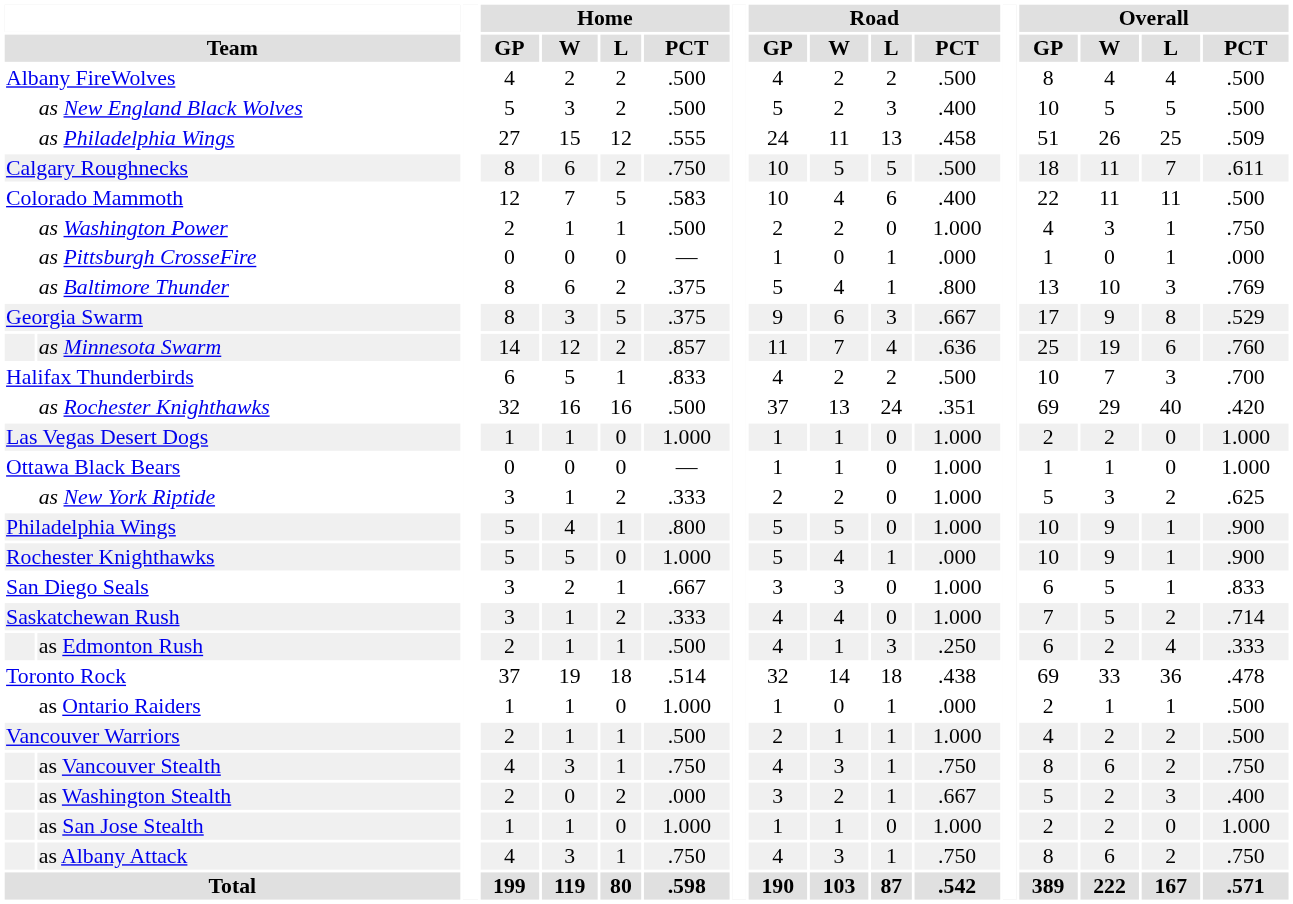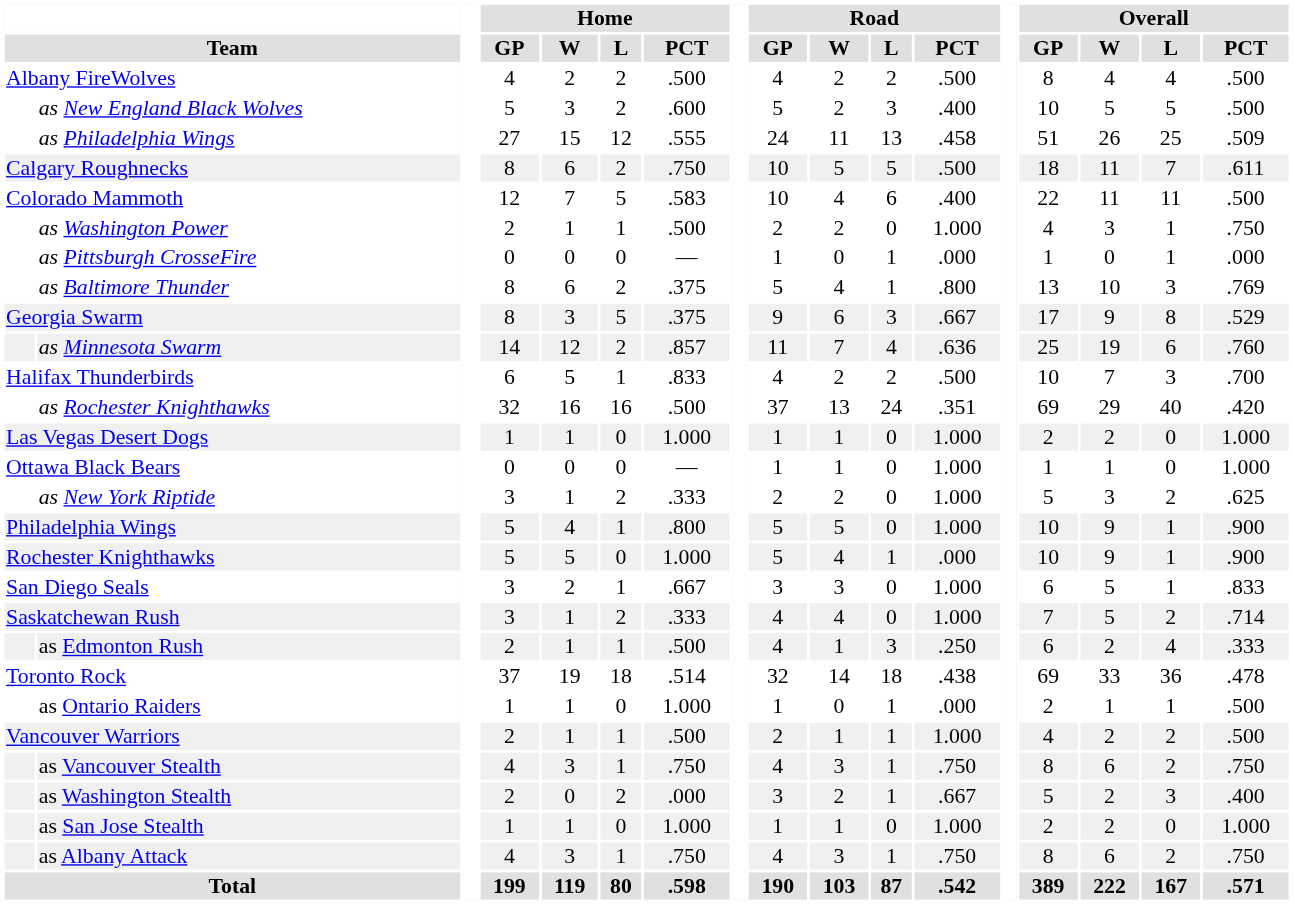(687, 107) .500 -> (687, 107) .600
